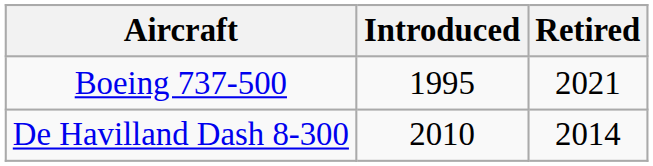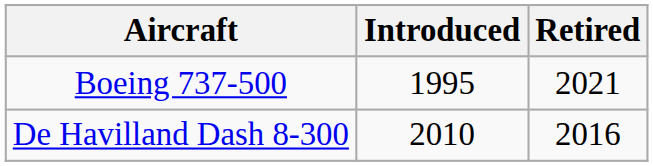(588, 134) 2014 -> (588, 134) 2016
